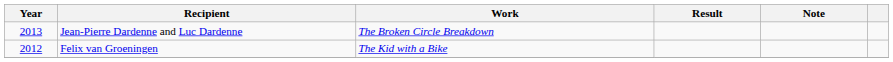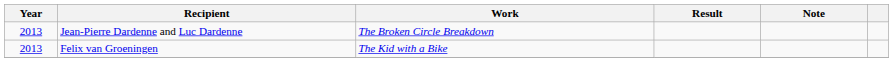(31, 48) 2012 -> (31, 48) 2013
